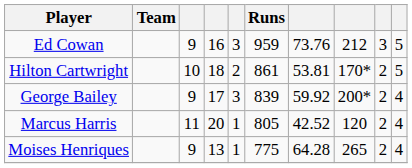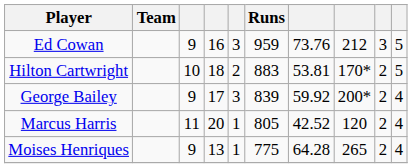(267, 70) 861 -> (267, 70) 883
